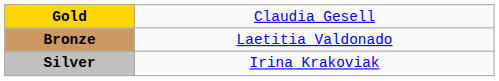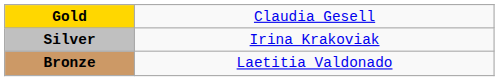rows swapped: (70, 63) <-> (70, 40)
